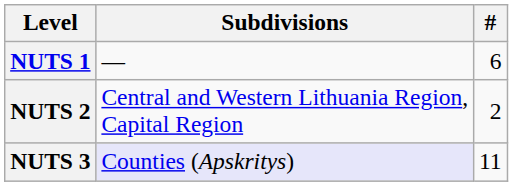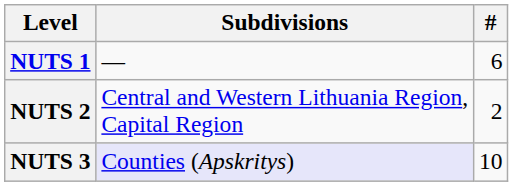(490, 161) 11 -> (491, 161) 10
